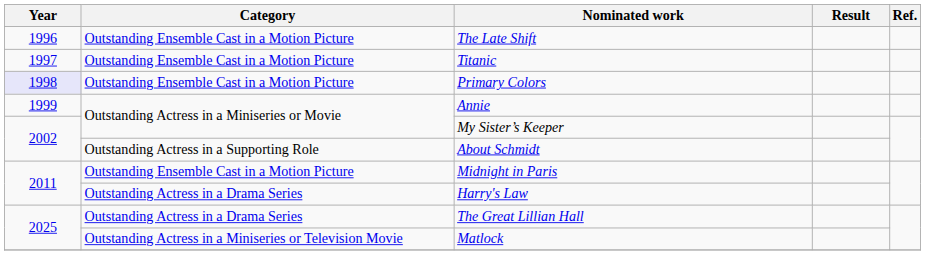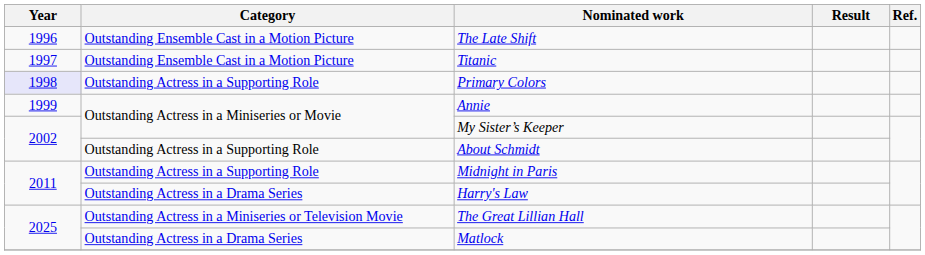(219, 82) Outstanding Ensemble Cast in a Motion Picture -> (202, 82) Outstanding Actress in a Supporting Role
(219, 171) Outstanding Ensemble Cast in a Motion Picture -> (202, 171) Outstanding Actress in a Supporting Role
(193, 216) Outstanding Actress in a Drama Series -> (244, 216) Outstanding Actress in a Miniseries or Television Movie
(244, 238) Outstanding Actress in a Miniseries or Television Movie -> (193, 238) Outstanding Actress in a Drama Series
